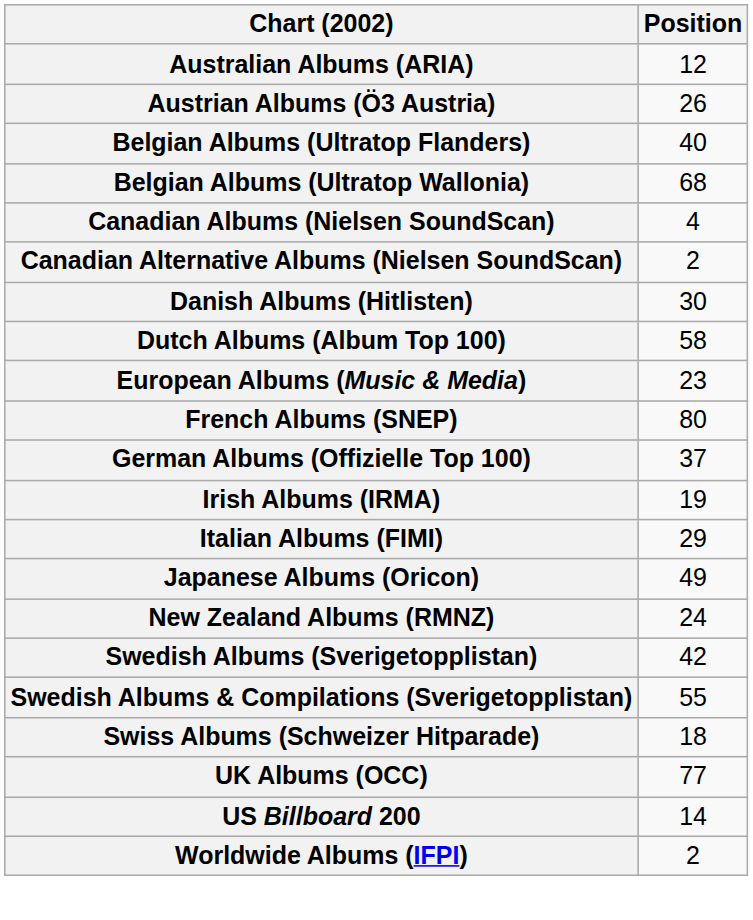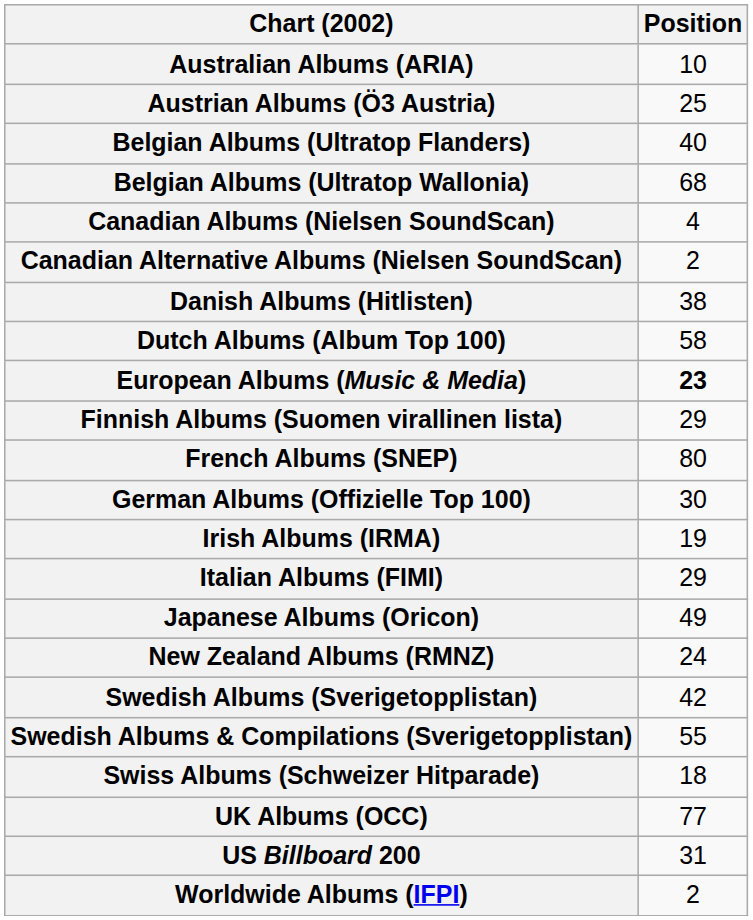(693, 63) 12 -> (693, 63) 10
(693, 103) 26 -> (693, 103) 25
(693, 301) 30 -> (693, 301) 38
(693, 380) normal -> (693, 380) bold
+ row: (321, 420)
(693, 459) 37 -> (693, 499) 30
(693, 815) 14 -> (693, 855) 31
